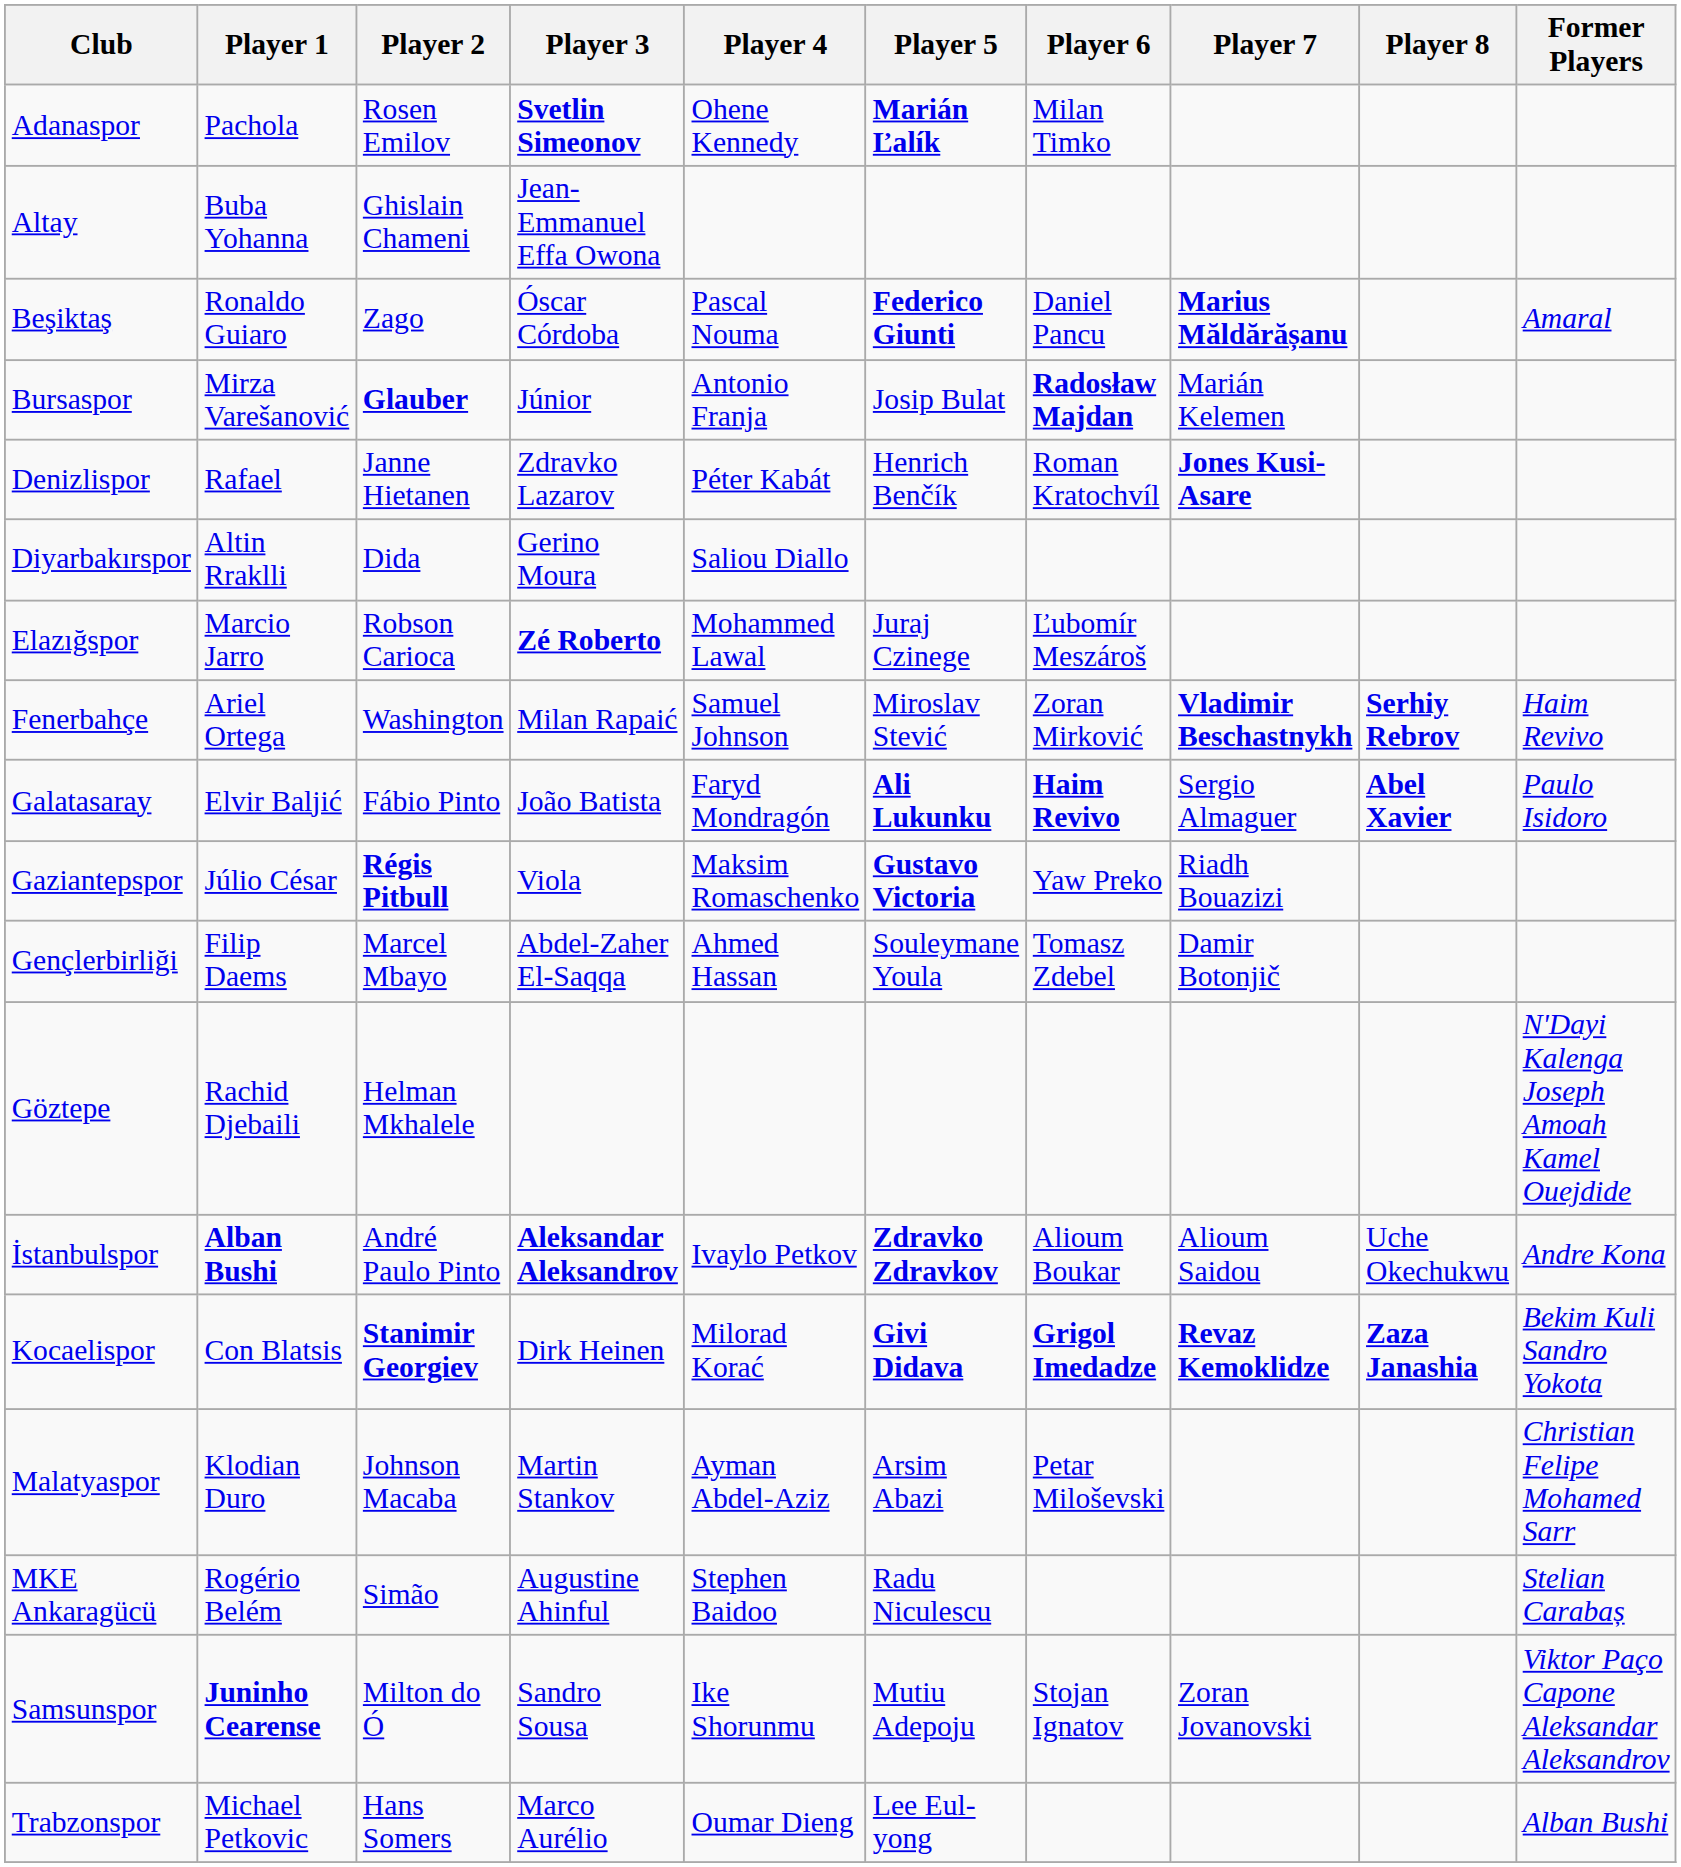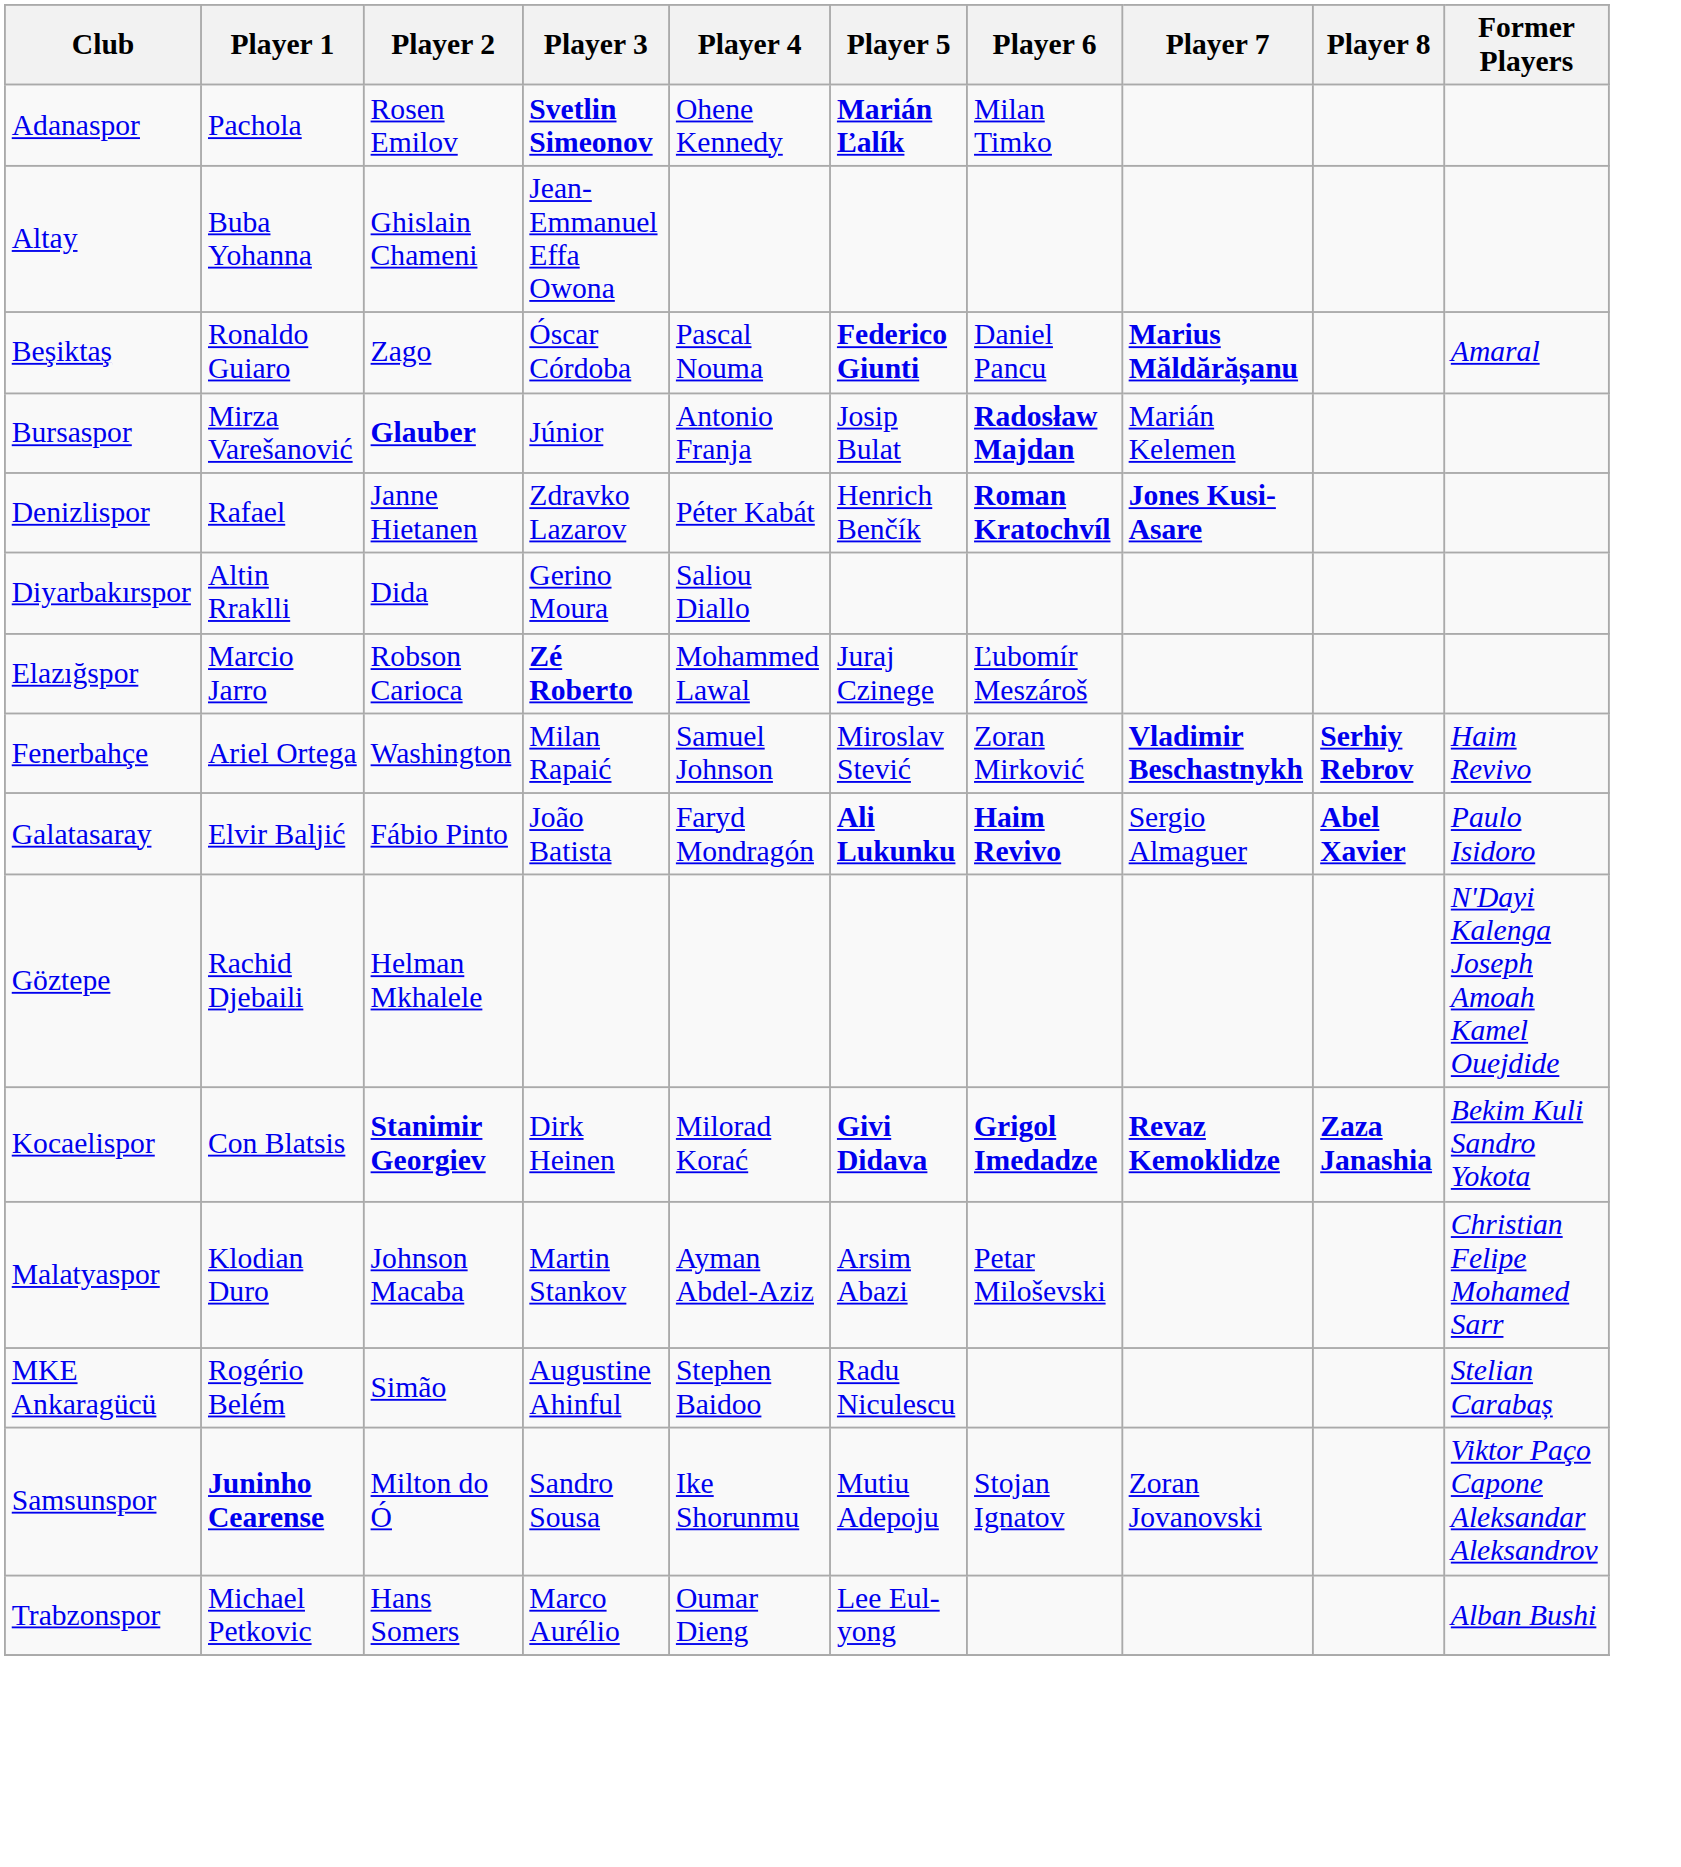(1096, 479) normal -> (1042, 512) bold
- row: (97, 880)
- row: (95, 960)
- row: (85, 1254)
